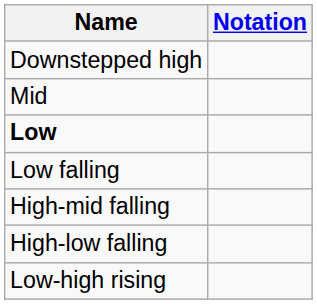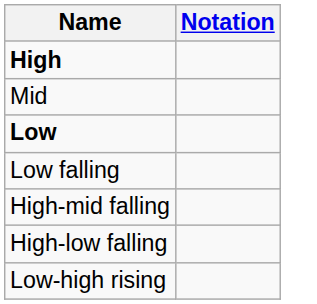+ row: (36, 59)
- row: (106, 59)
